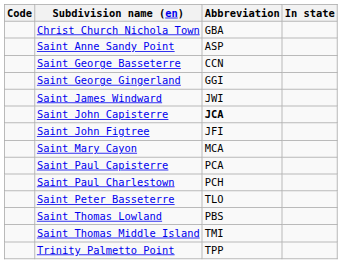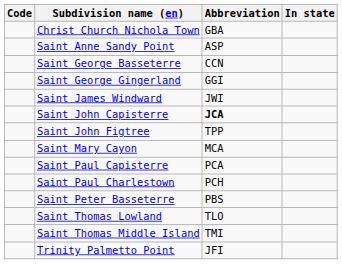(214, 132) JFI -> (214, 132) TPP
(214, 199) TLO -> (214, 199) PBS
(214, 216) PBS -> (214, 216) TLO
(214, 250) TPP -> (214, 250) JFI
